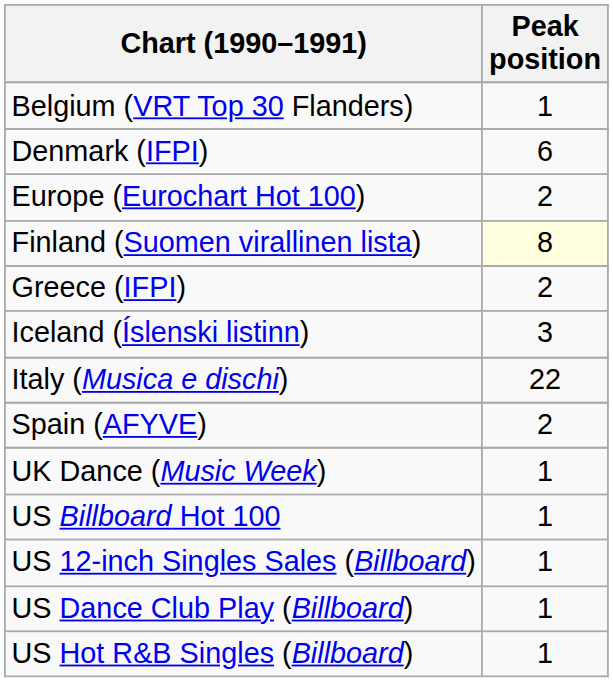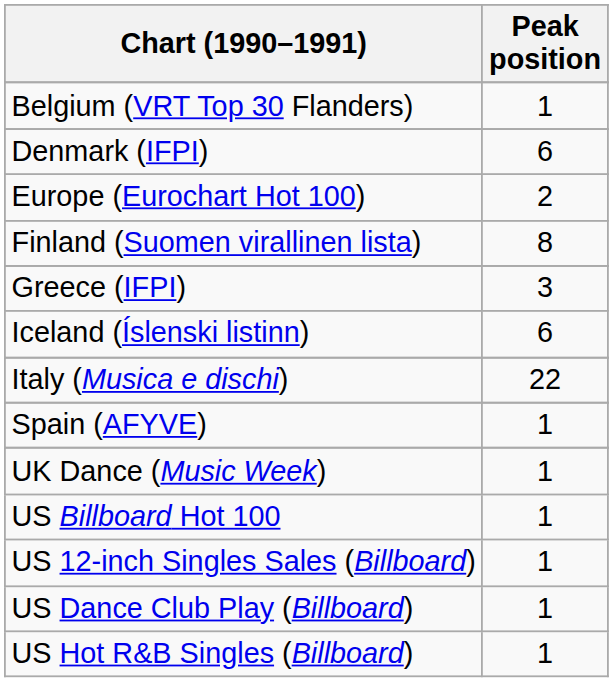(545, 242) lightyellow background -> (545, 242) no background
(545, 288) 2 -> (545, 288) 3
(545, 333) 3 -> (545, 333) 6
(545, 425) 2 -> (545, 425) 1
